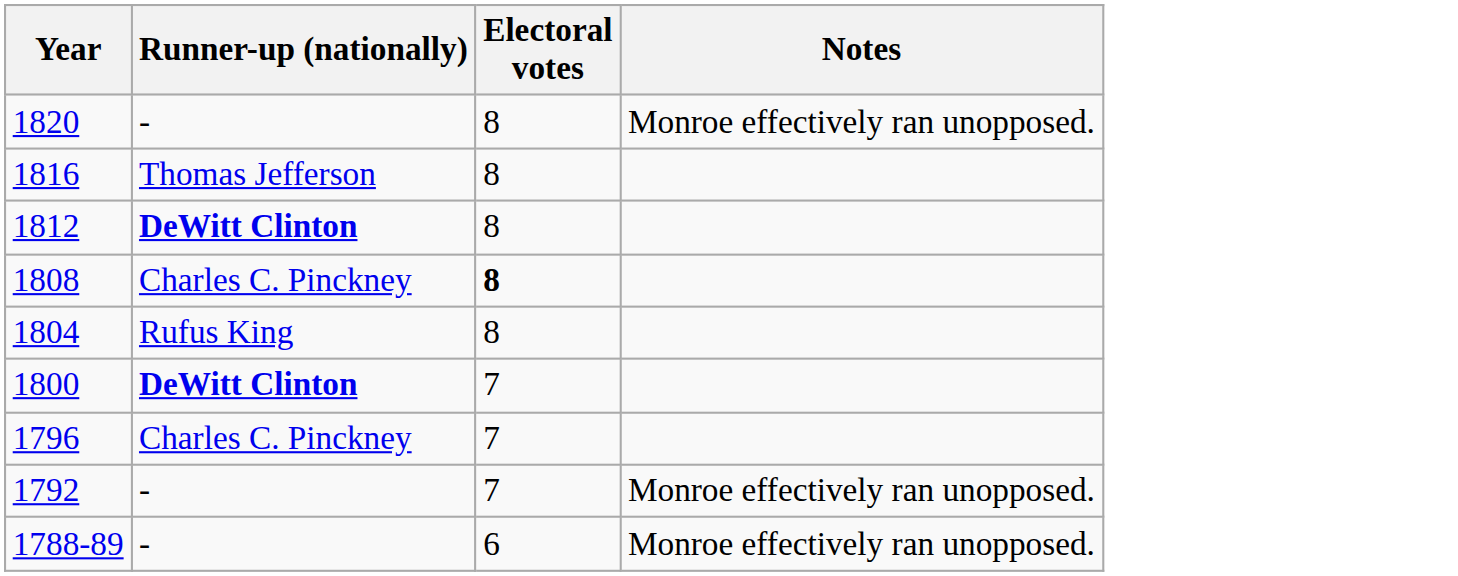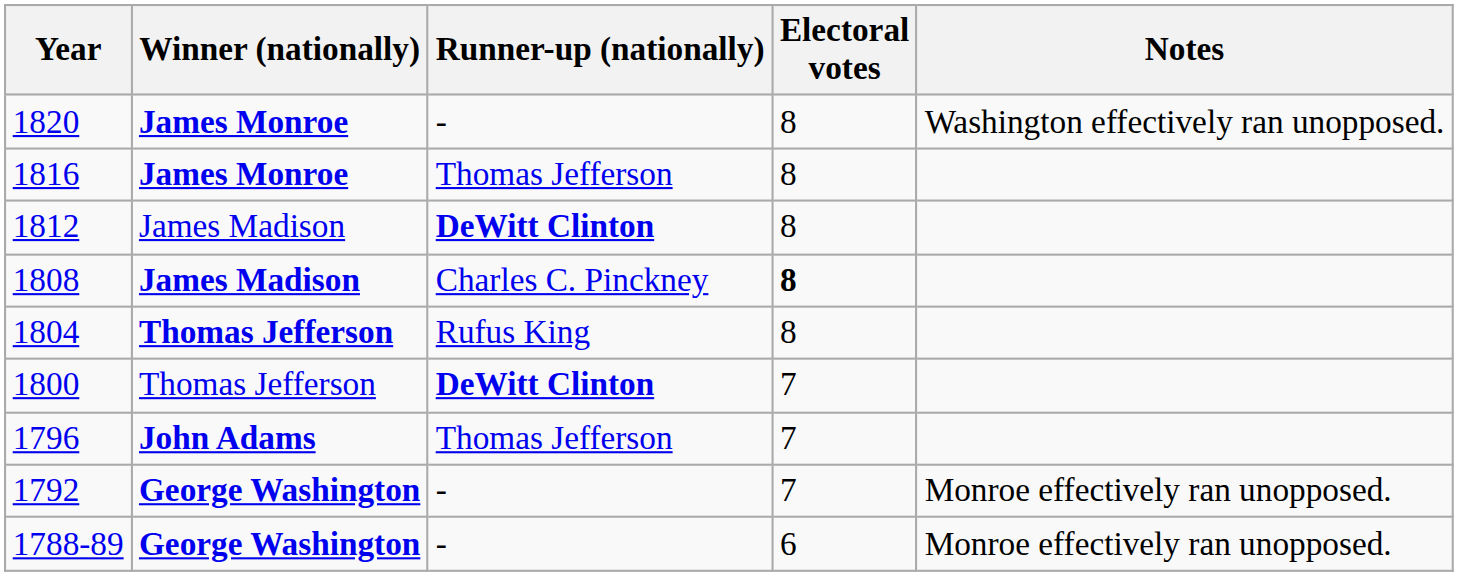+ column: (280, 49)
(861, 121) Monroe effectively ran unopposed. -> (1185, 121) Washington effectively ran unopposed.
(275, 437) Charles C. Pinckney -> (554, 437) Thomas Jefferson
